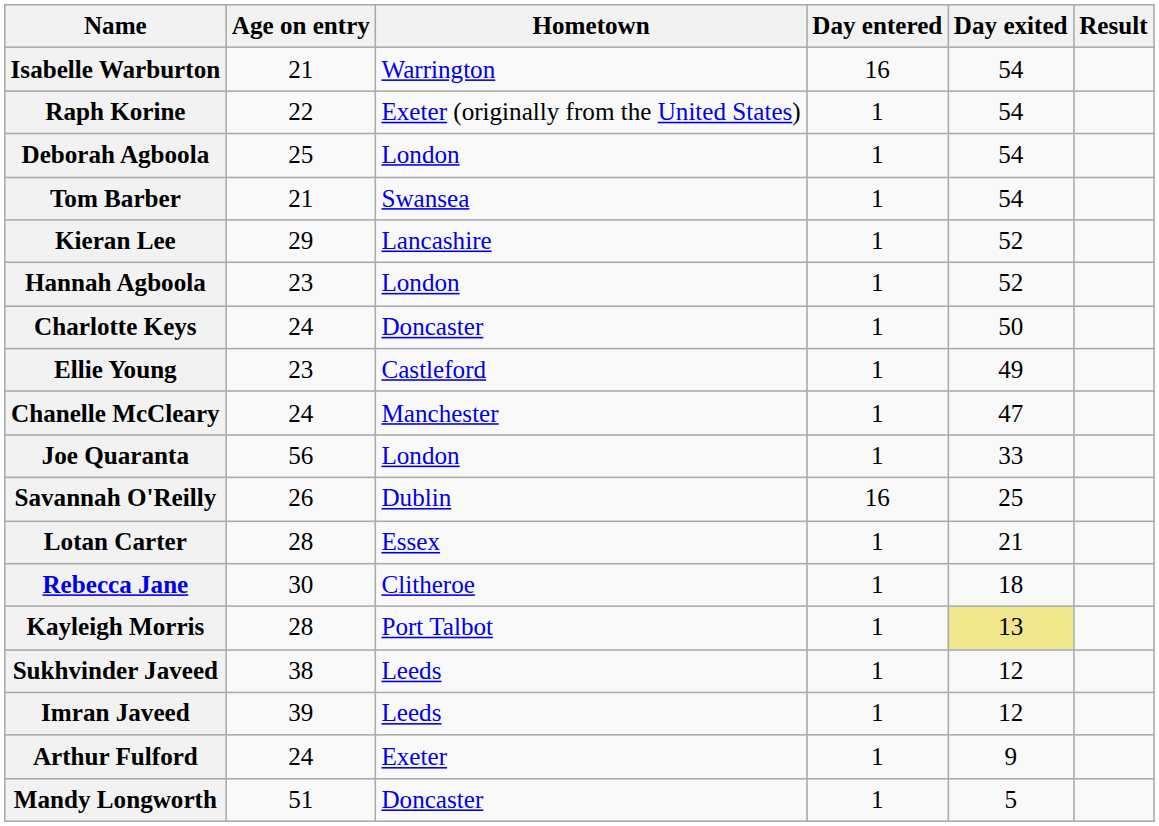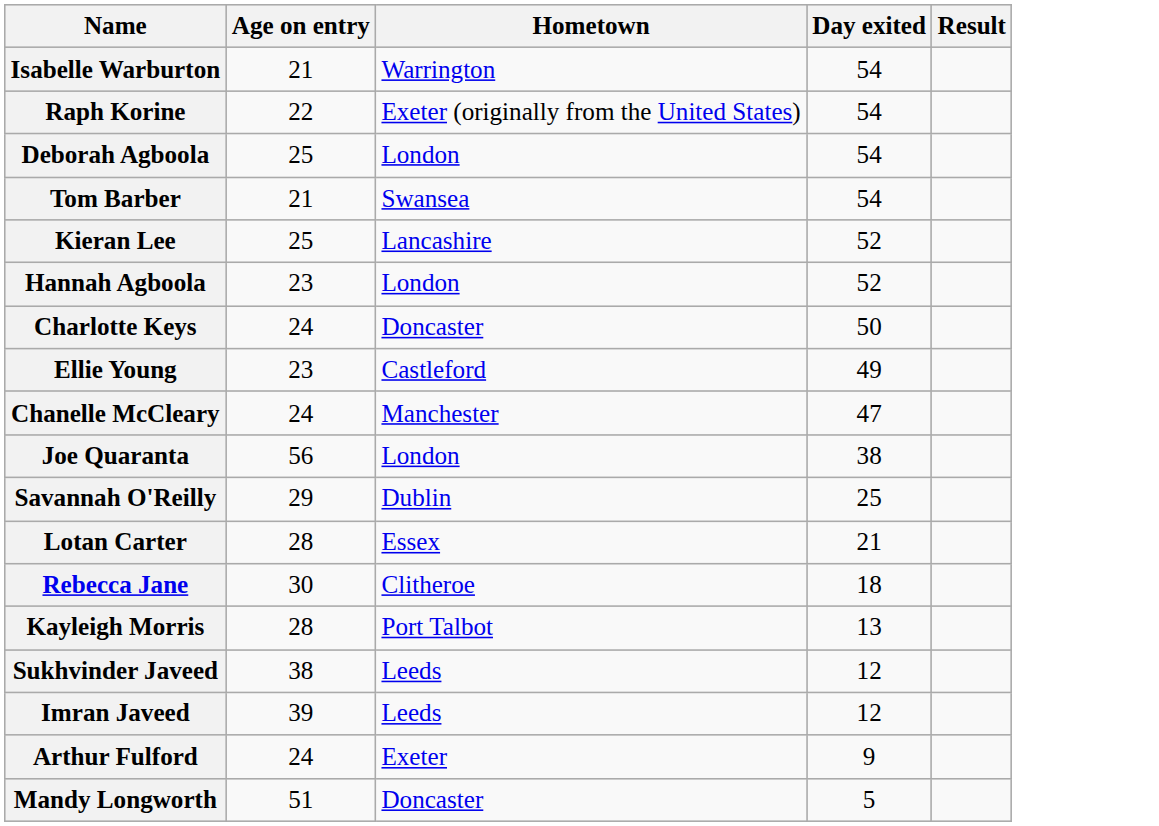- column: (877, 25)
(301, 240) 29 -> (301, 240) 25
(1011, 455) 33 -> (869, 455) 38
(301, 498) 26 -> (301, 498) 29
(1011, 627) khaki background -> (869, 627) no background
